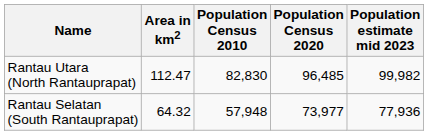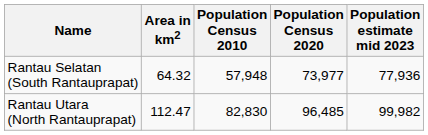rows swapped: (73, 111) <-> (72, 75)
